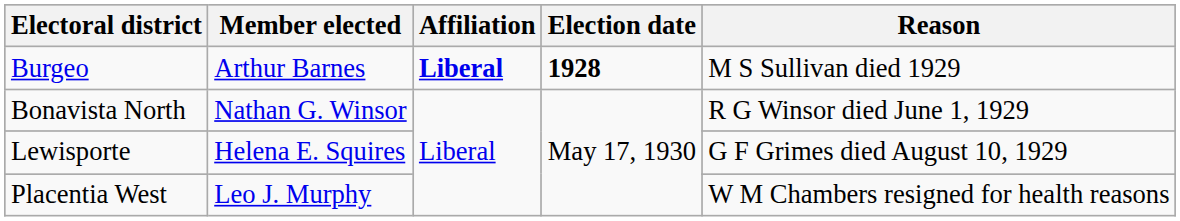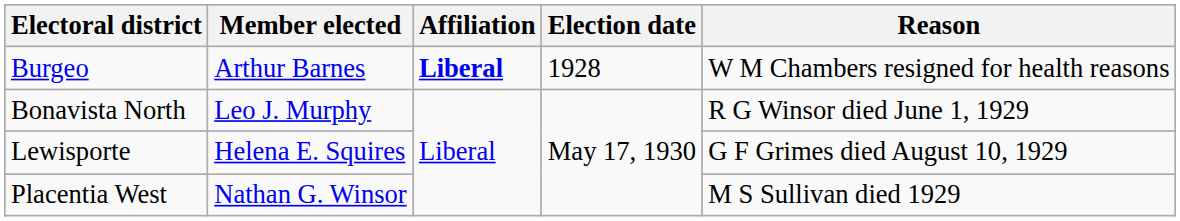(574, 67) bold -> (574, 67) normal
(834, 67) M S Sullivan died 1929 -> (939, 67) W M Chambers resigned for health reasons
(310, 109) Nathan G. Winsor -> (293, 109) Leo J. Murphy
(293, 194) Leo J. Murphy -> (310, 194) Nathan G. Winsor
(939, 194) W M Chambers resigned for health reasons -> (834, 194) M S Sullivan died 1929
